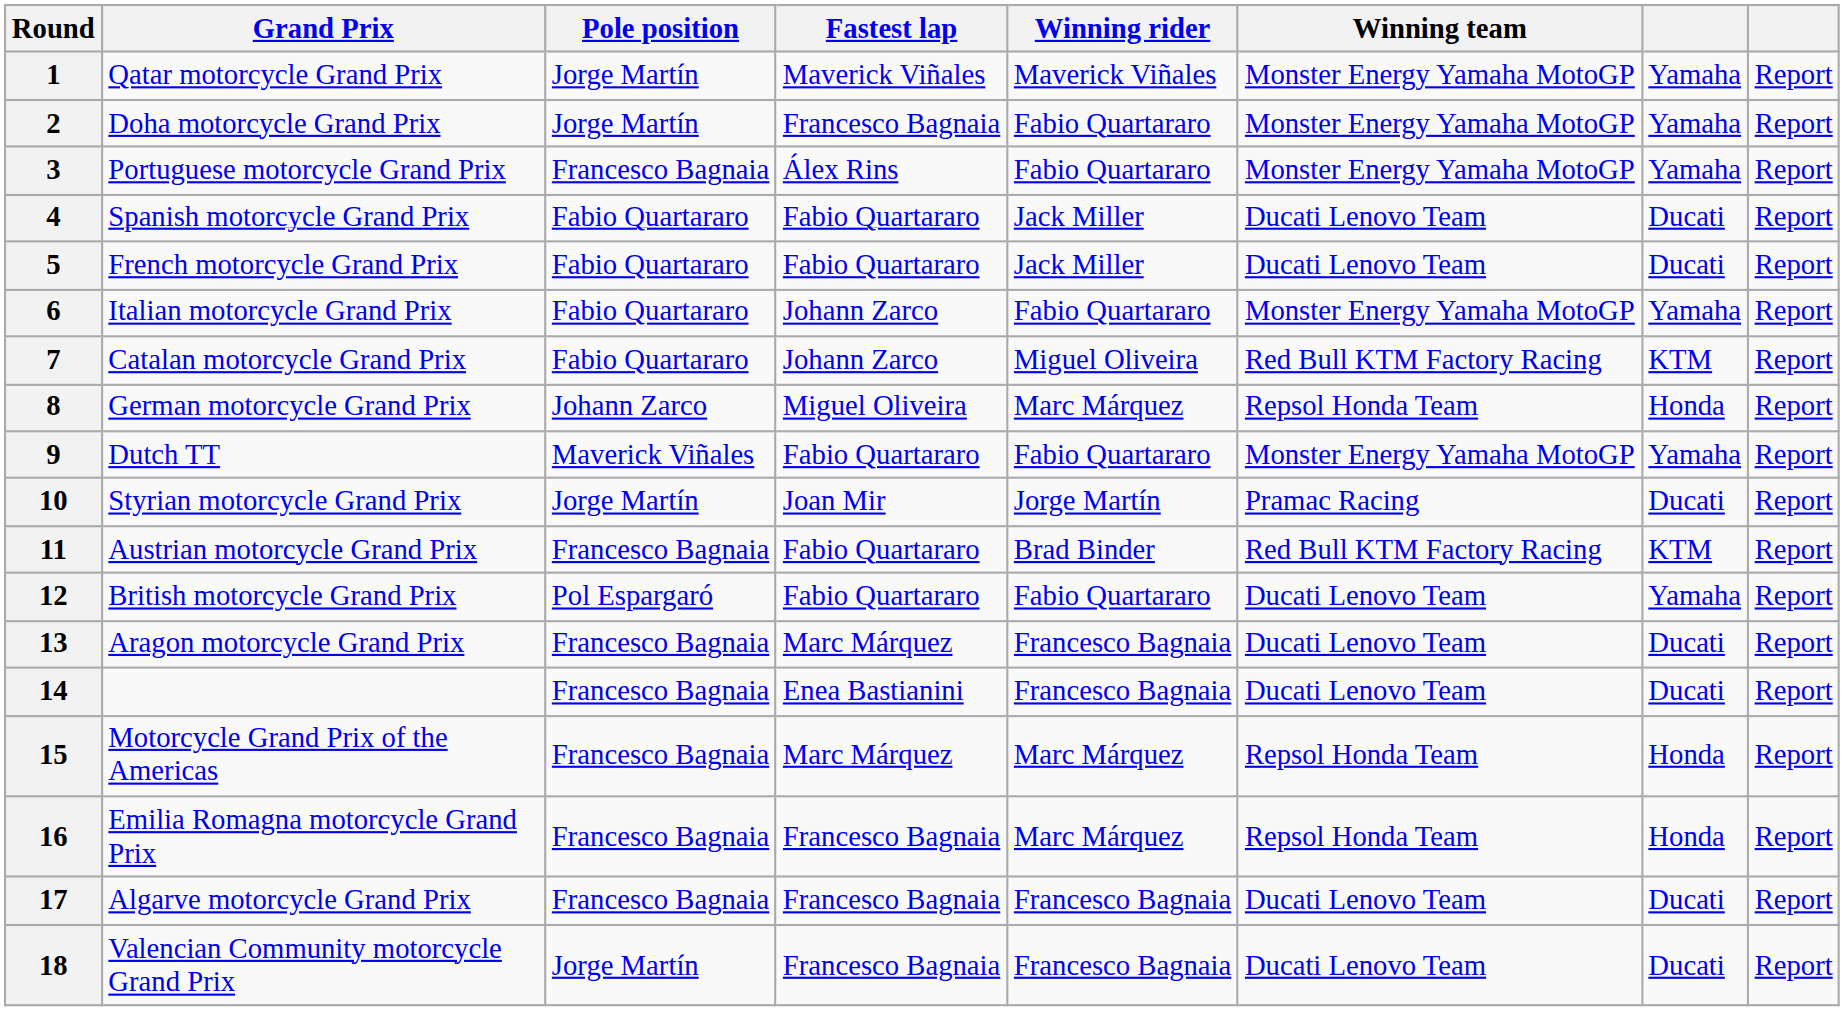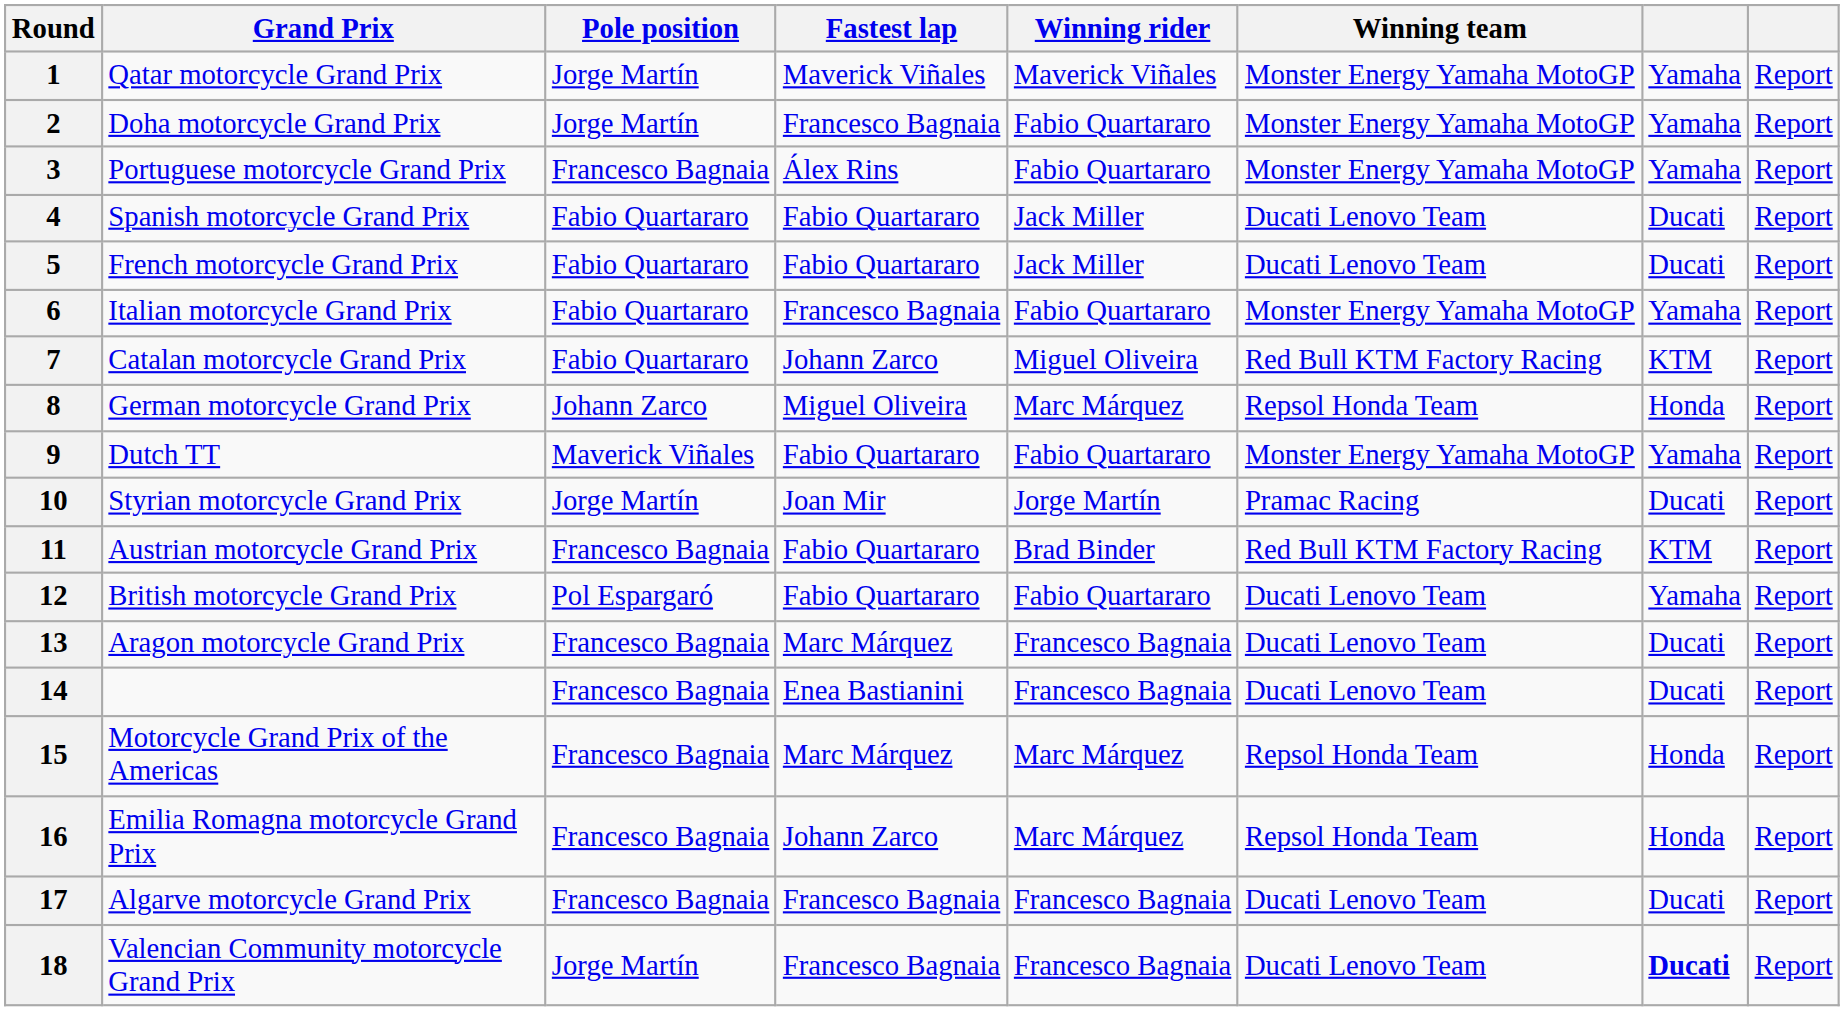(861, 311) Johann Zarco -> (892, 311) Francesco Bagnaia
(892, 835) Francesco Bagnaia -> (861, 835) Johann Zarco
(1687, 964) normal -> (1689, 964) bold
